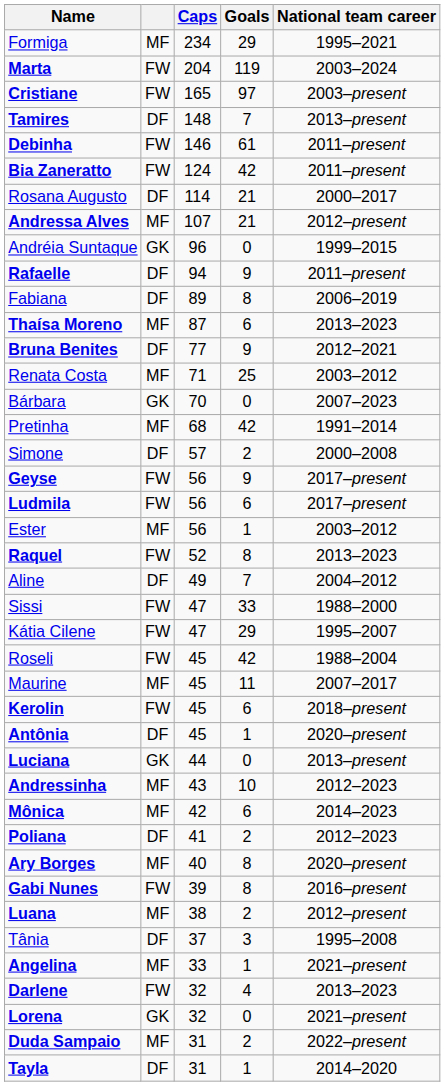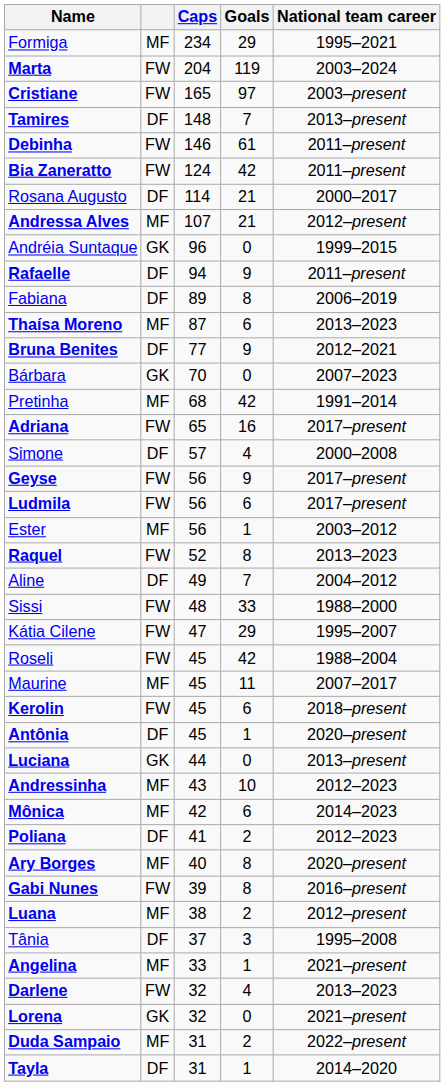- row: (58, 376)
+ row: (38, 427)
(247, 453) 2 -> (247, 453) 4
(197, 606) 47 -> (197, 606) 48
